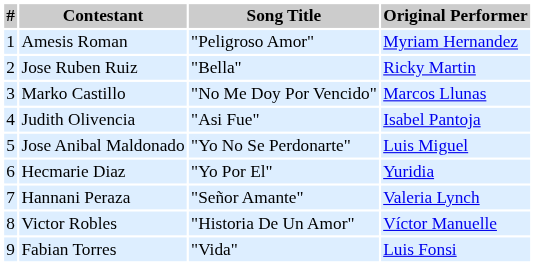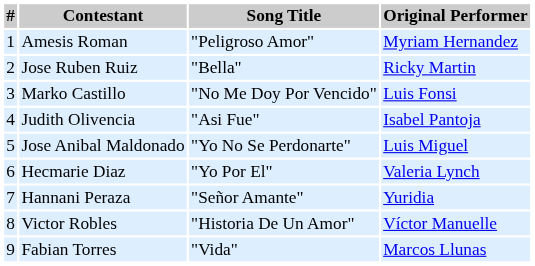(435, 93) Marcos Llunas -> (420, 93) Luis Fonsi
(409, 171) Yuridia -> (431, 171) Valeria Lynch
(431, 197) Valeria Lynch -> (409, 197) Yuridia
(420, 249) Luis Fonsi -> (435, 249) Marcos Llunas
